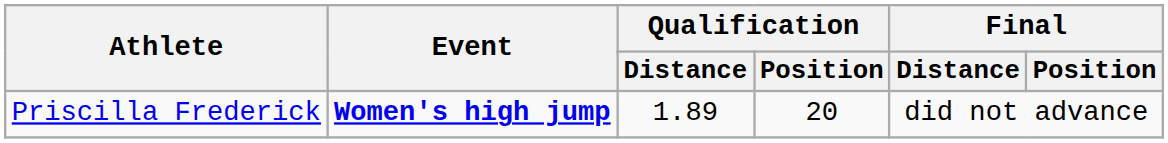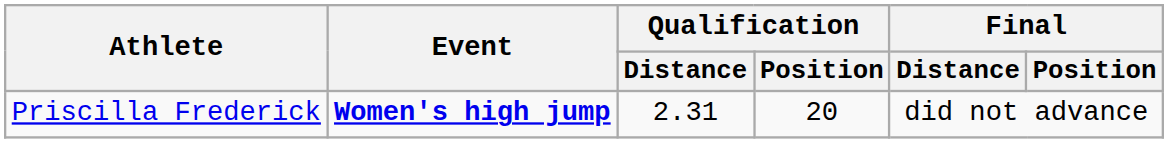(685, 114) 1.89 -> (685, 114) 2.31
